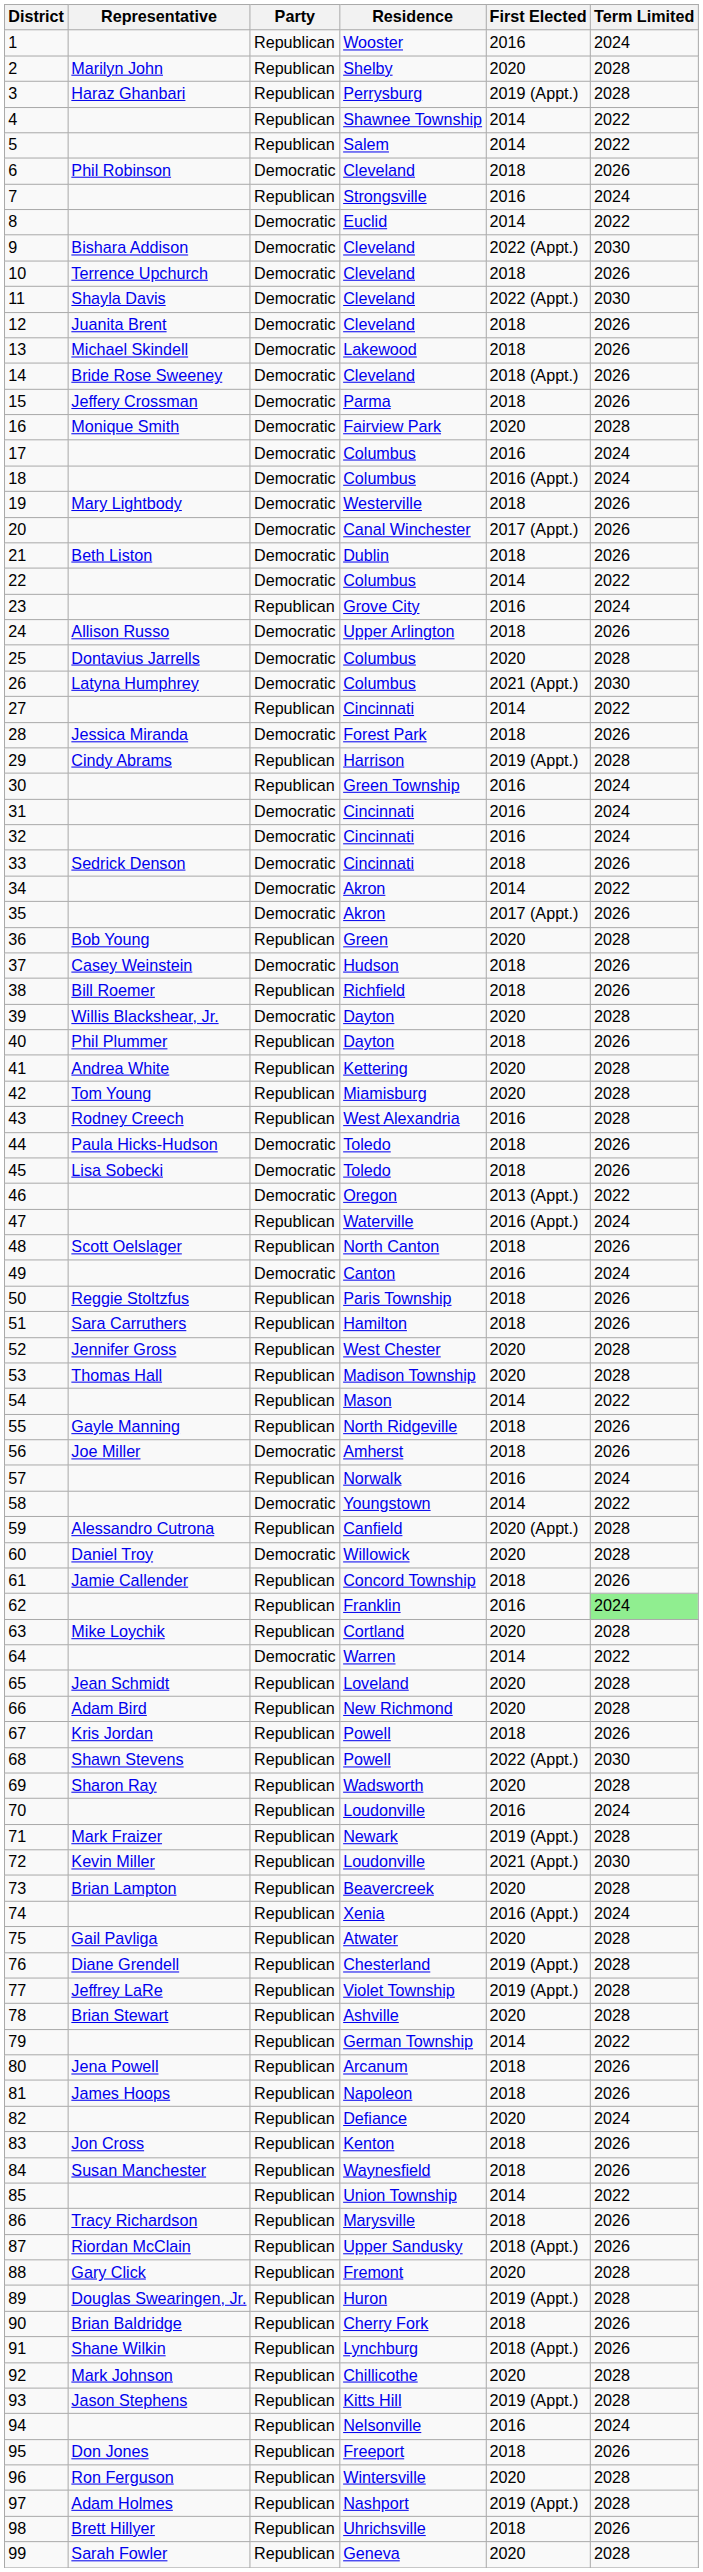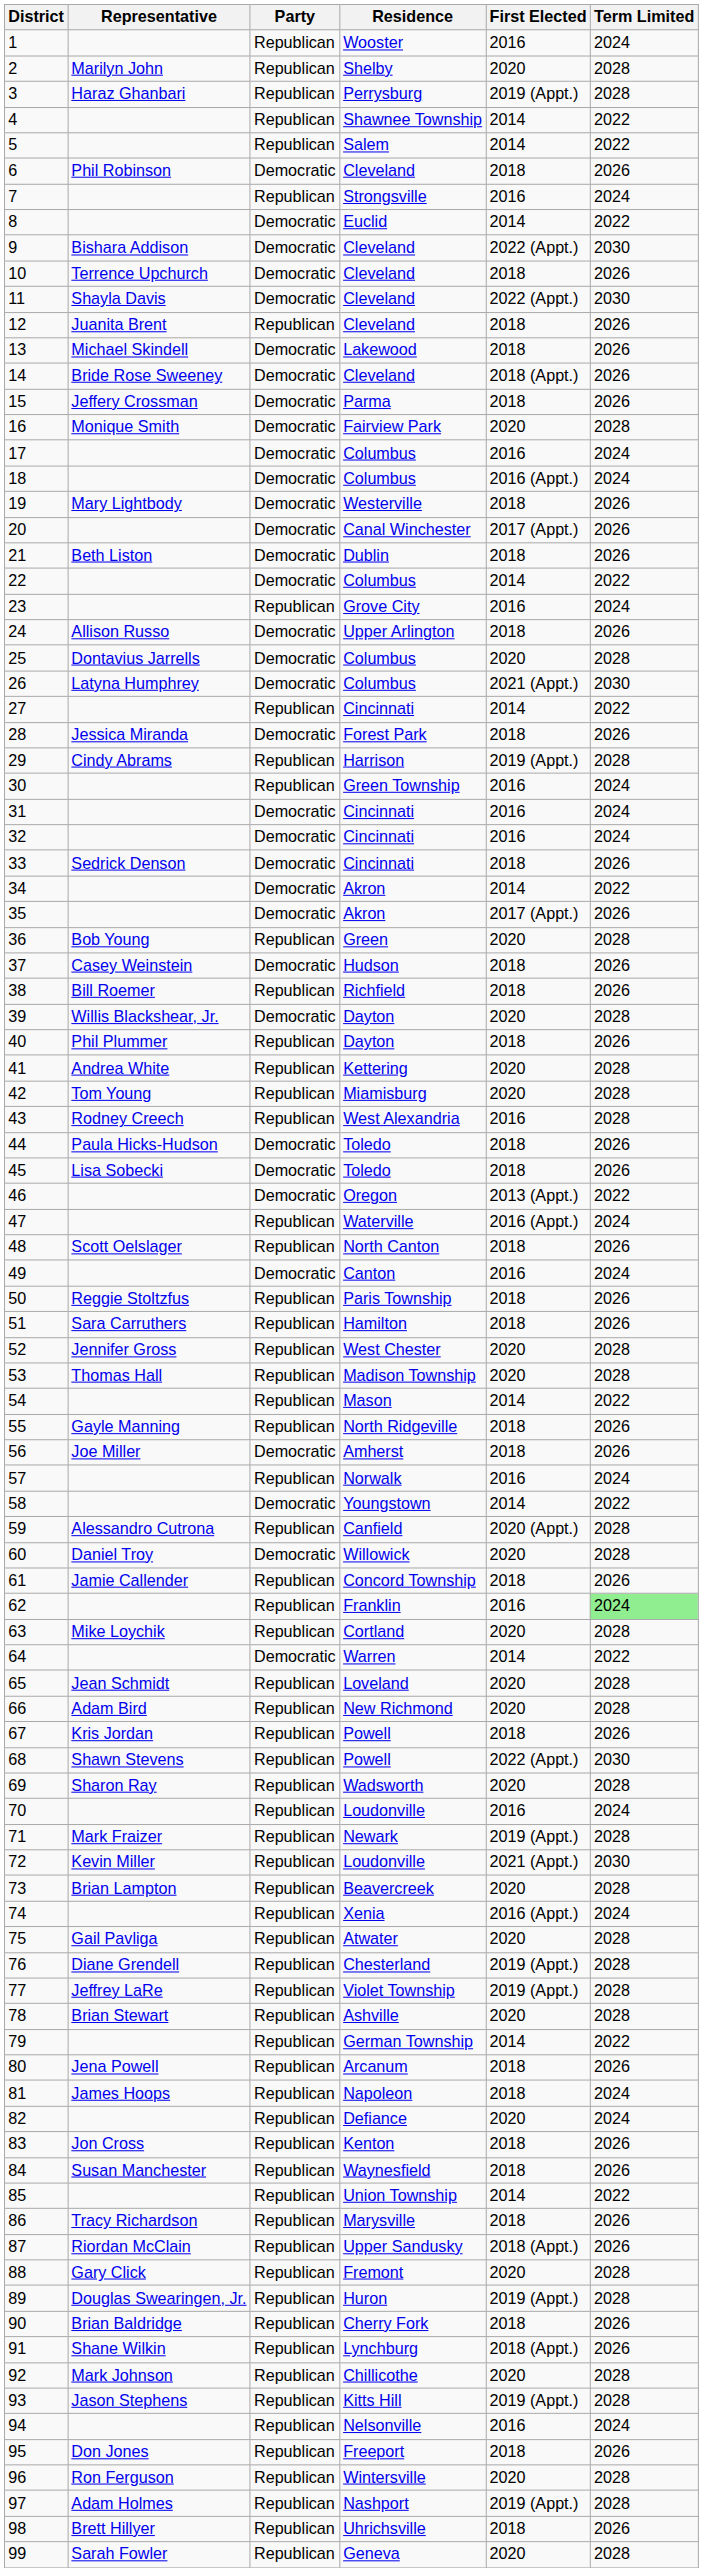(295, 324) Democratic -> (294, 324) Republican
(612, 2093) 2026 -> (612, 2093) 2024
